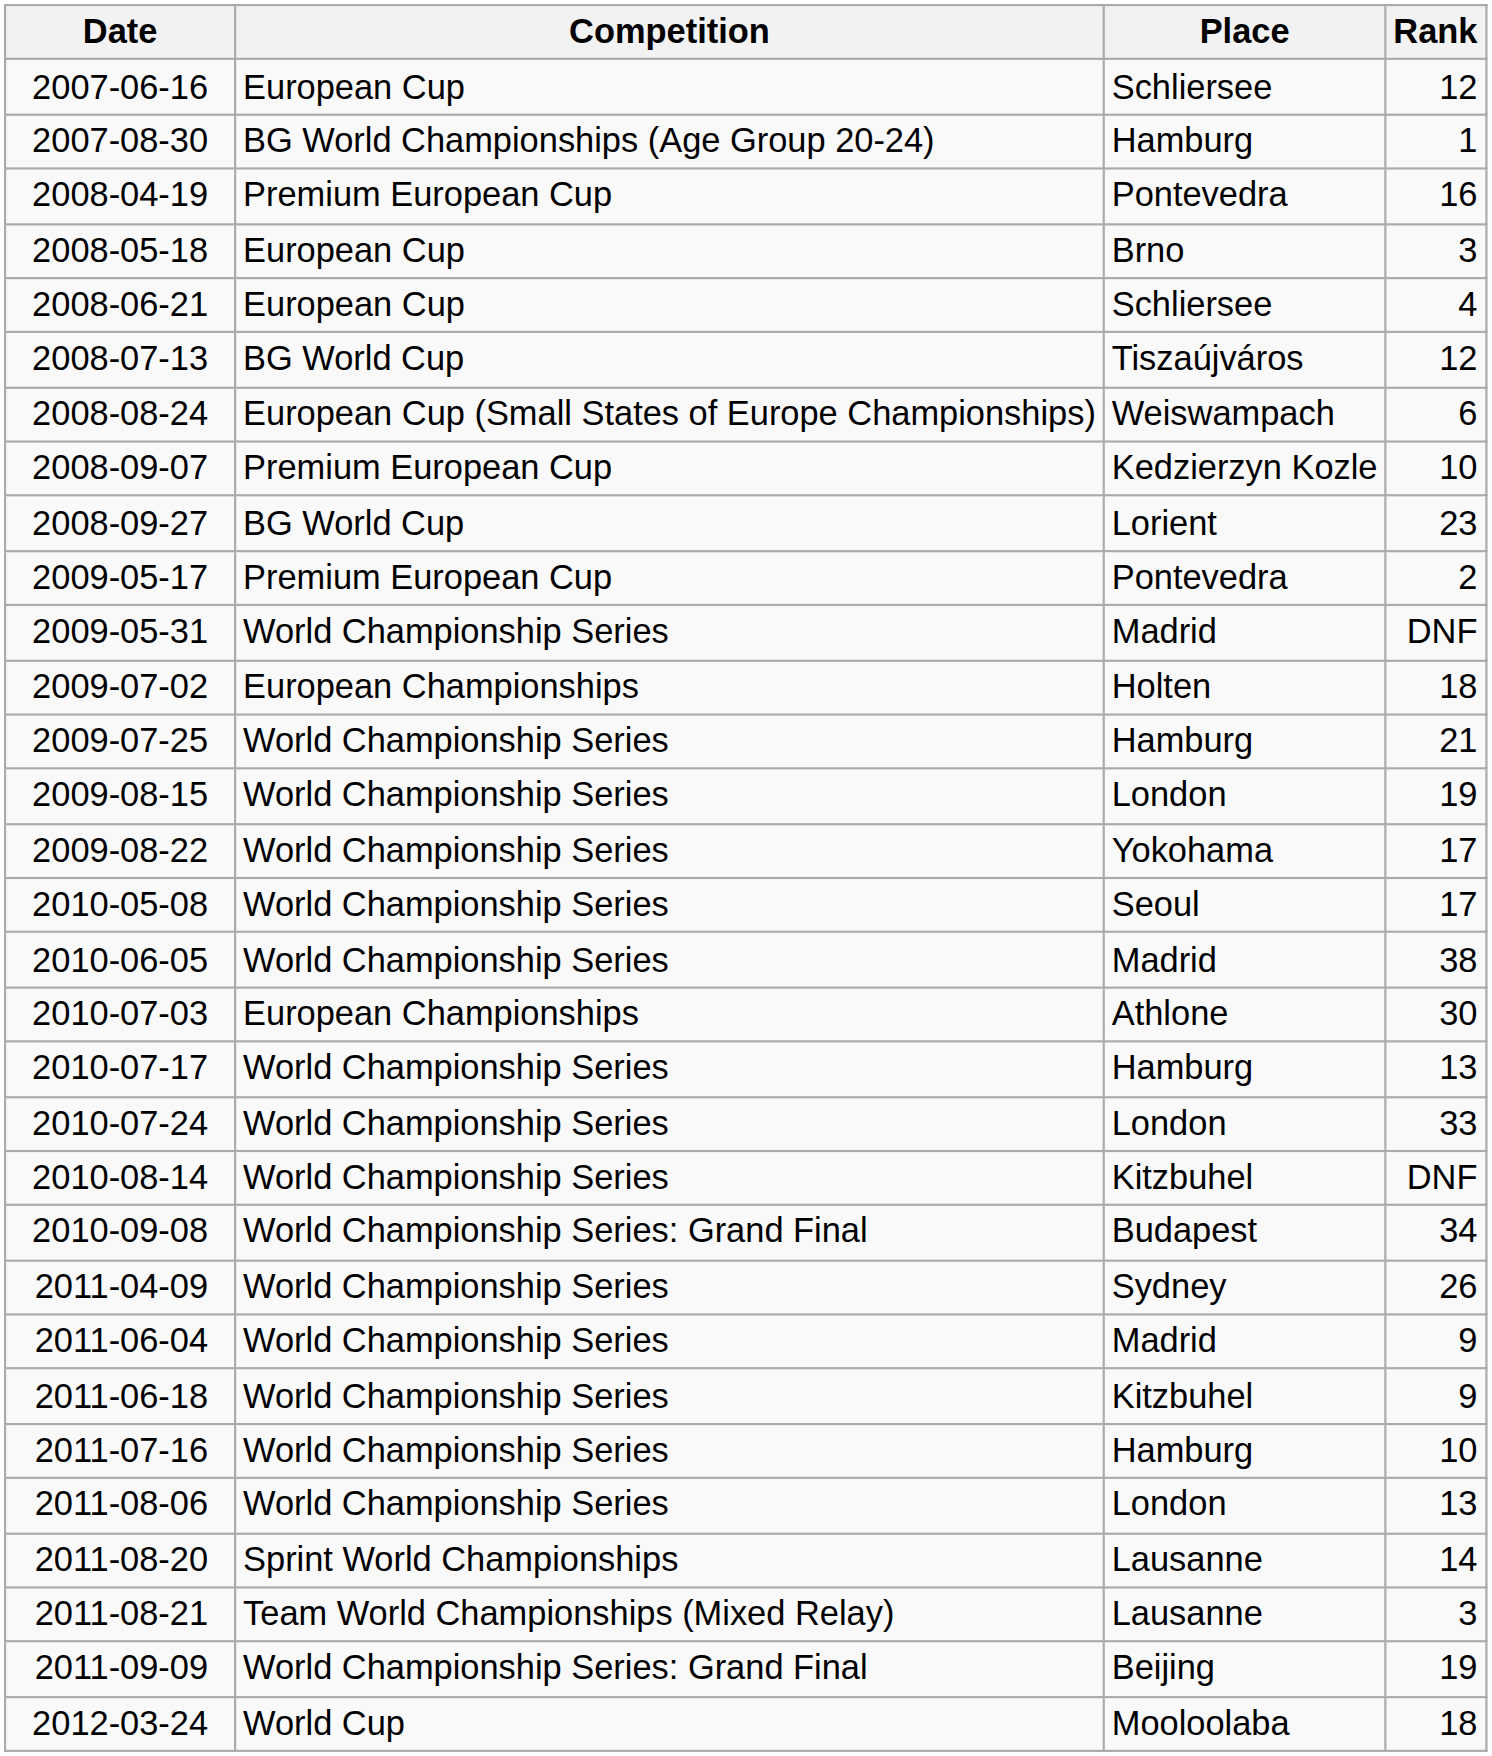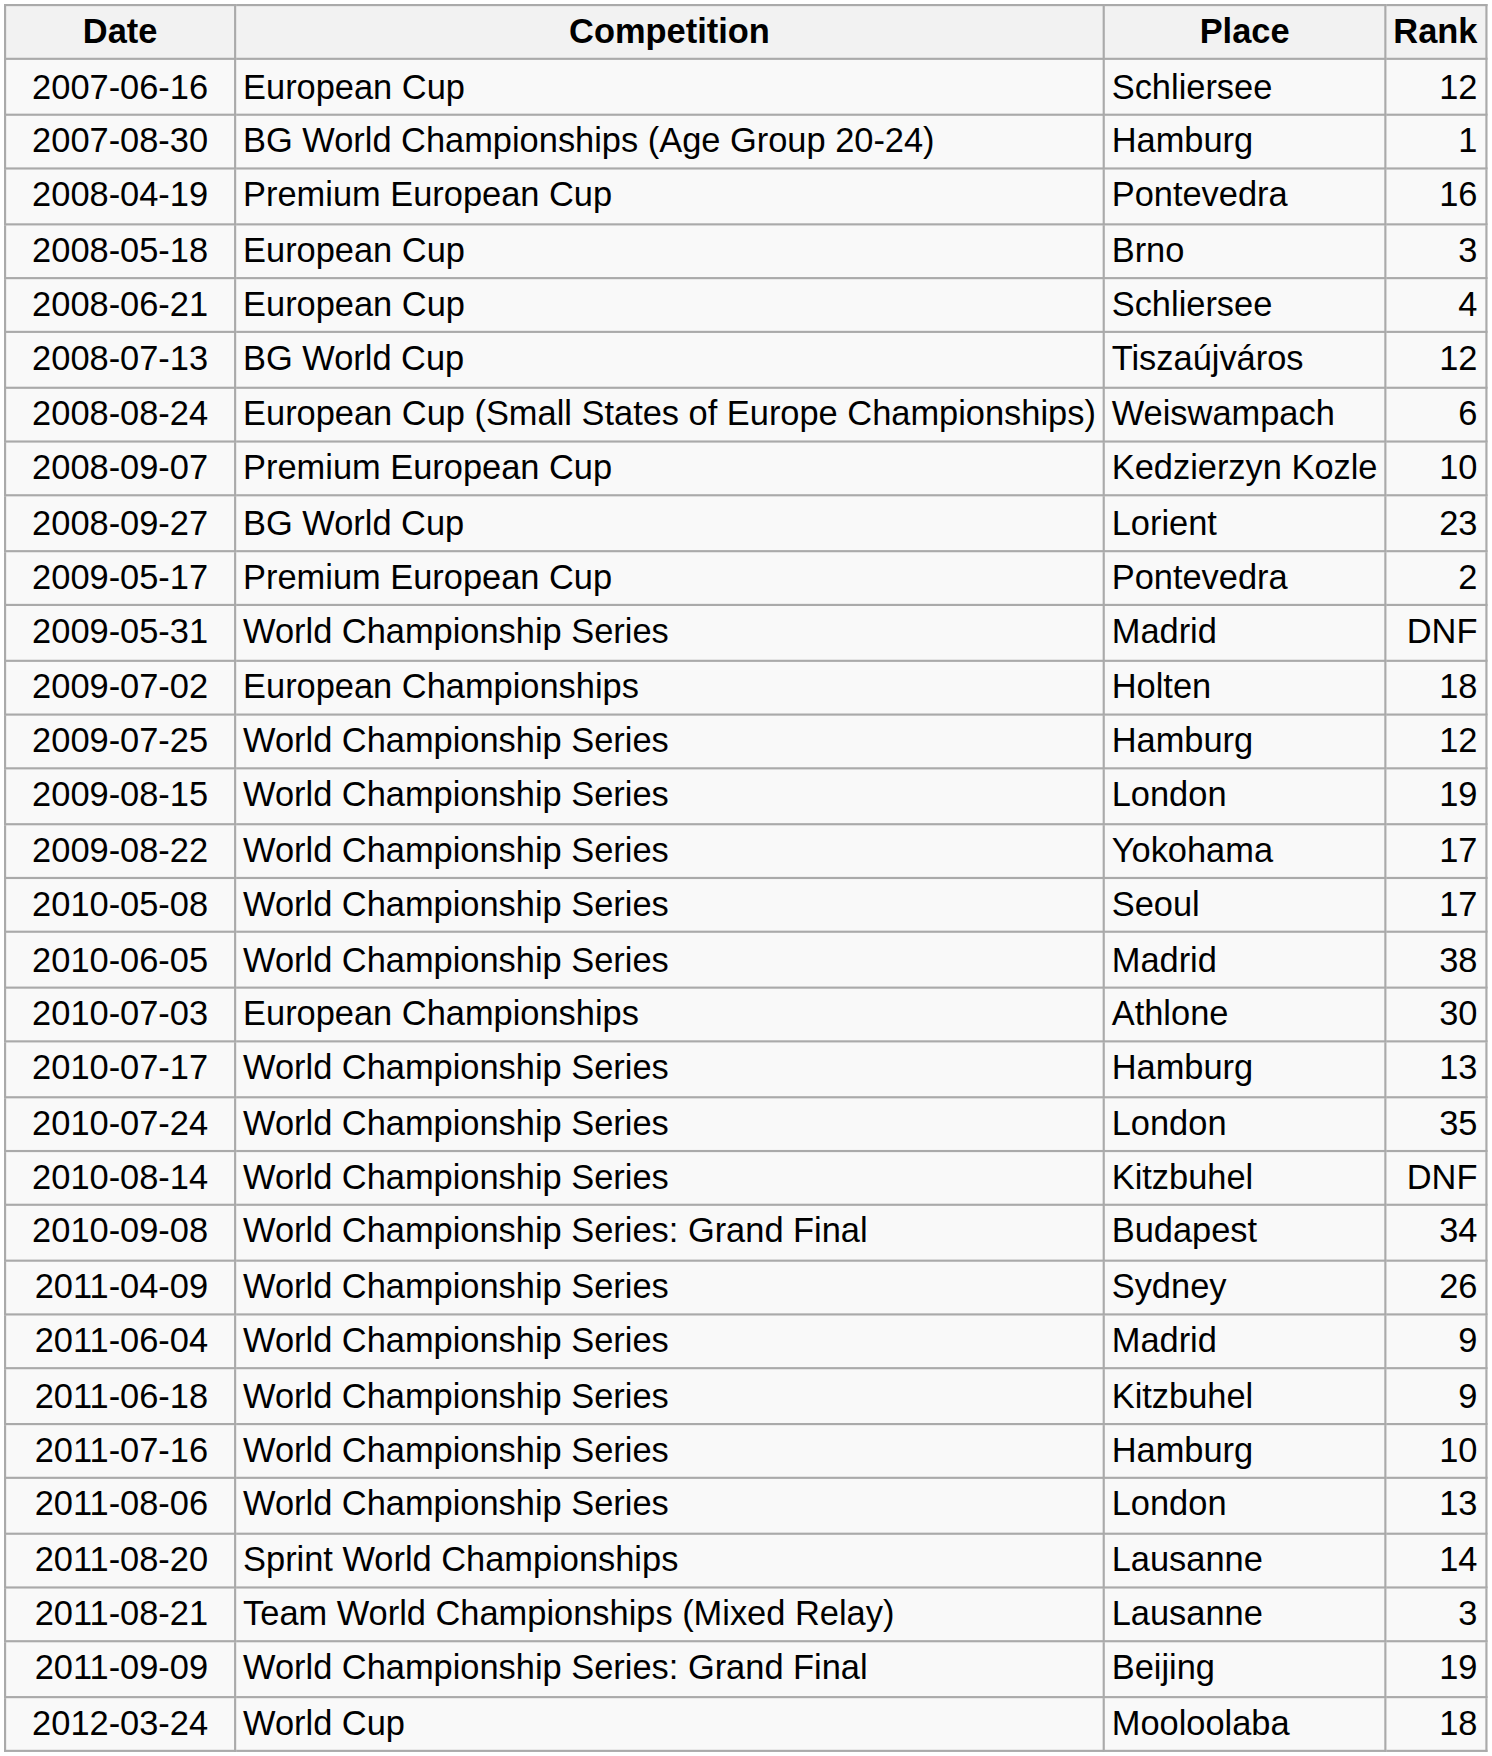(1458, 741) 21 -> (1458, 741) 12
(1458, 1122) 33 -> (1458, 1122) 35
